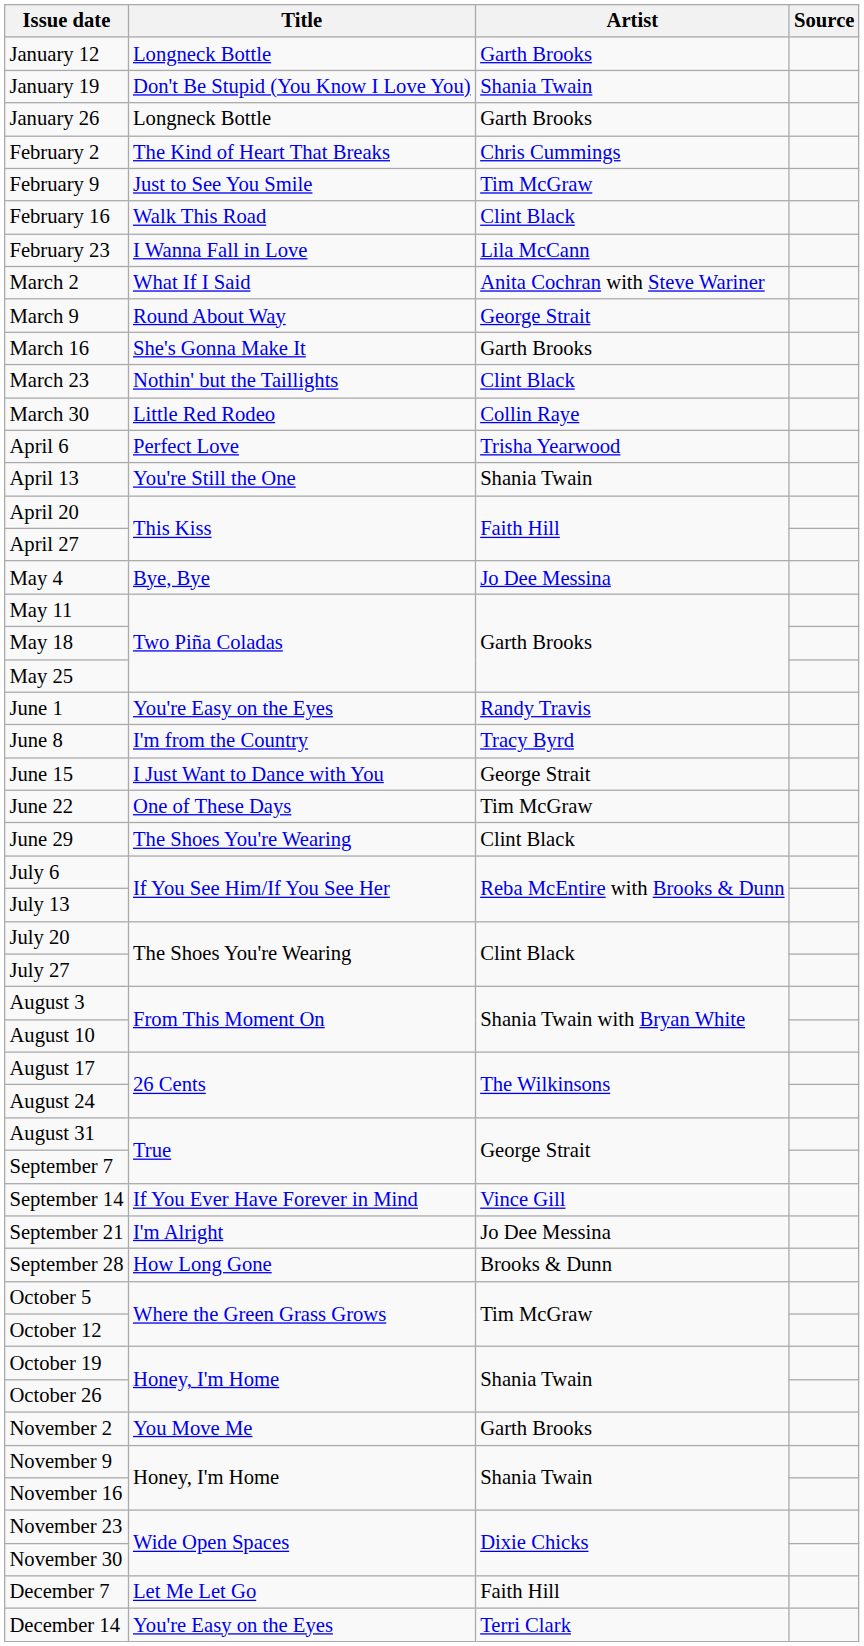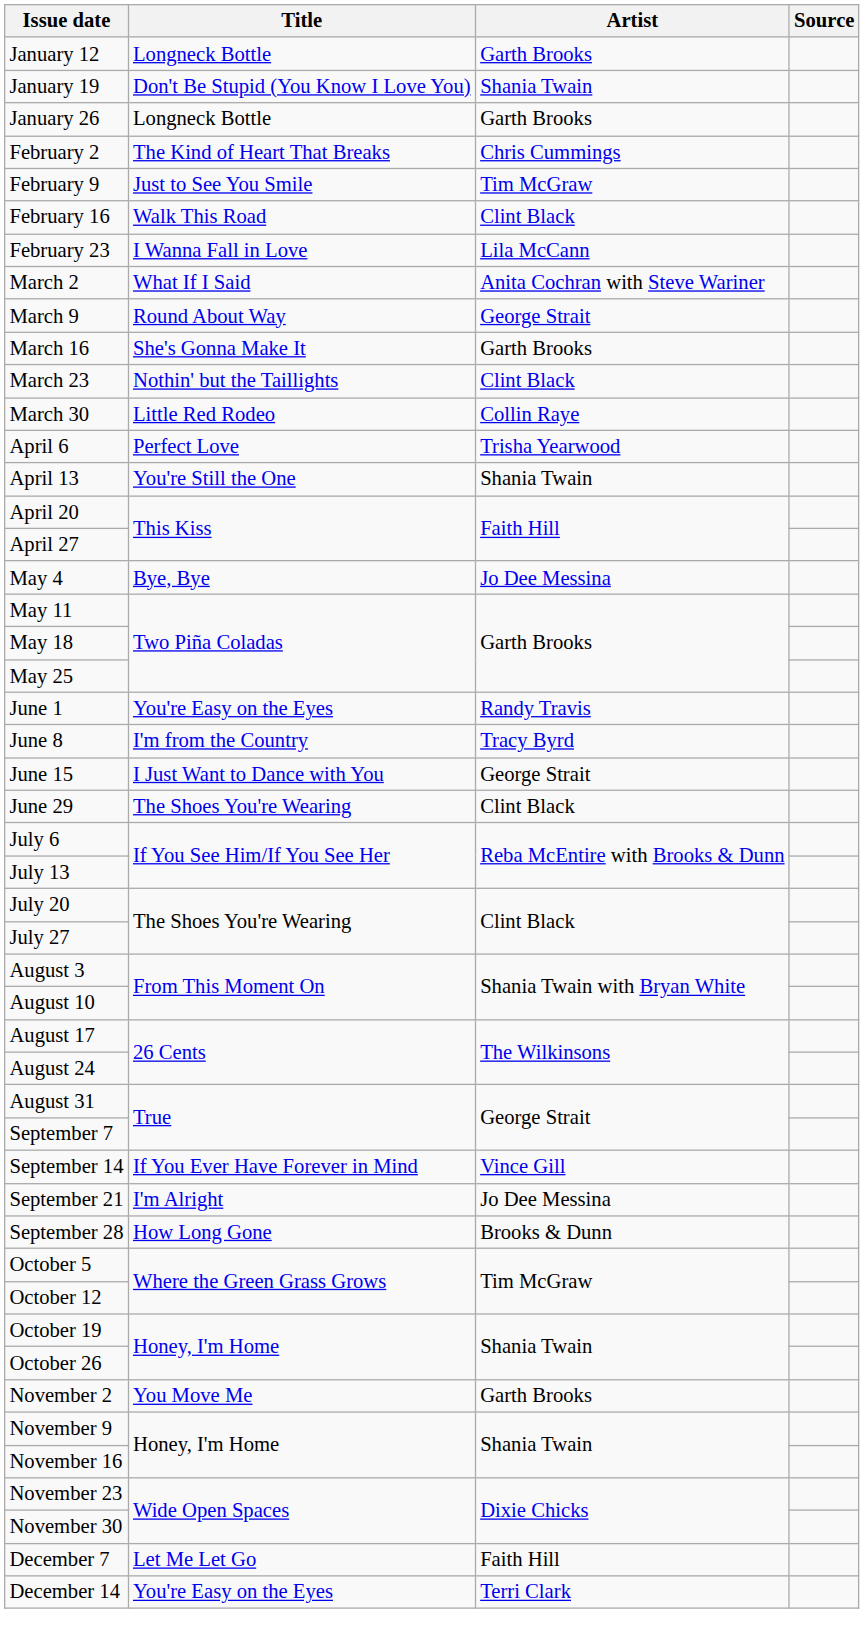- row: (41, 806)
